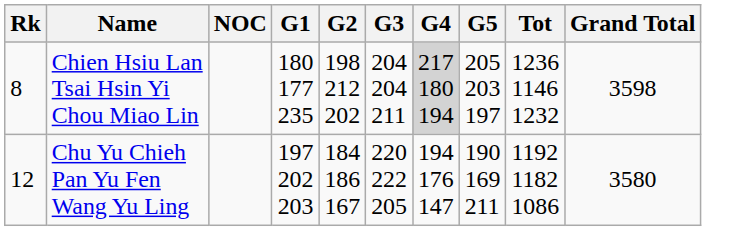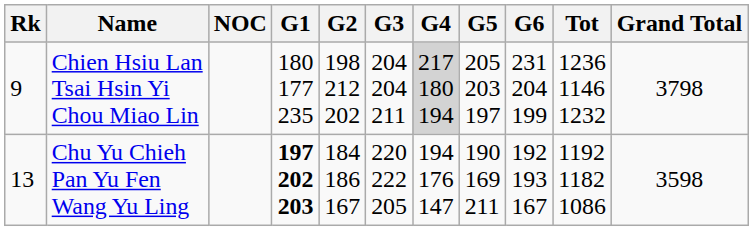+ column: (529, 23)
(16, 88) 8 -> (16, 88) 9
(633, 88) 3598 -> (679, 88) 3798
(22, 179) 12 -> (22, 179) 13
(296, 179) normal -> (296, 179) bold
(633, 179) 3580 -> (679, 179) 3598
